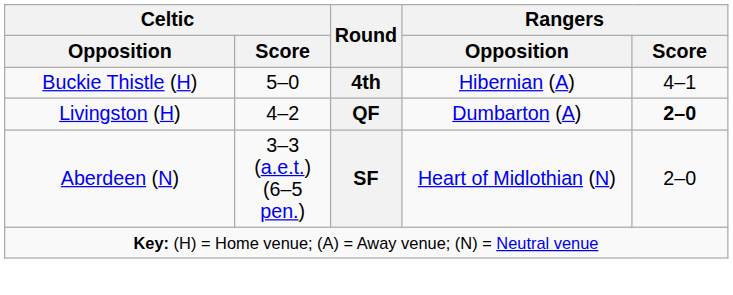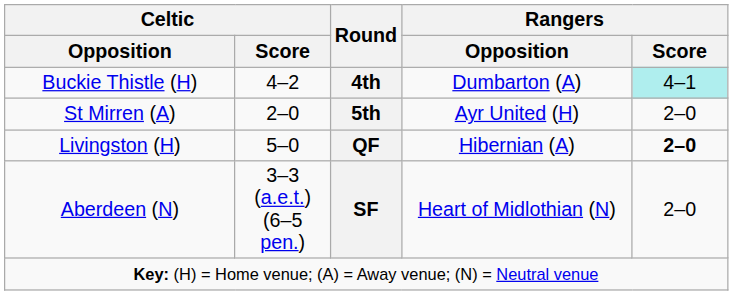(283, 82) 5–0 -> (283, 82) 4–2
(517, 82) Hibernian (A) -> (517, 82) Dumbarton (A)
(680, 82) no background -> (680, 82) paleturquoise background
+ row: (120, 113)
(283, 113) 4–2 -> (283, 144) 5–0
(517, 113) Dumbarton (A) -> (517, 144) Hibernian (A)
